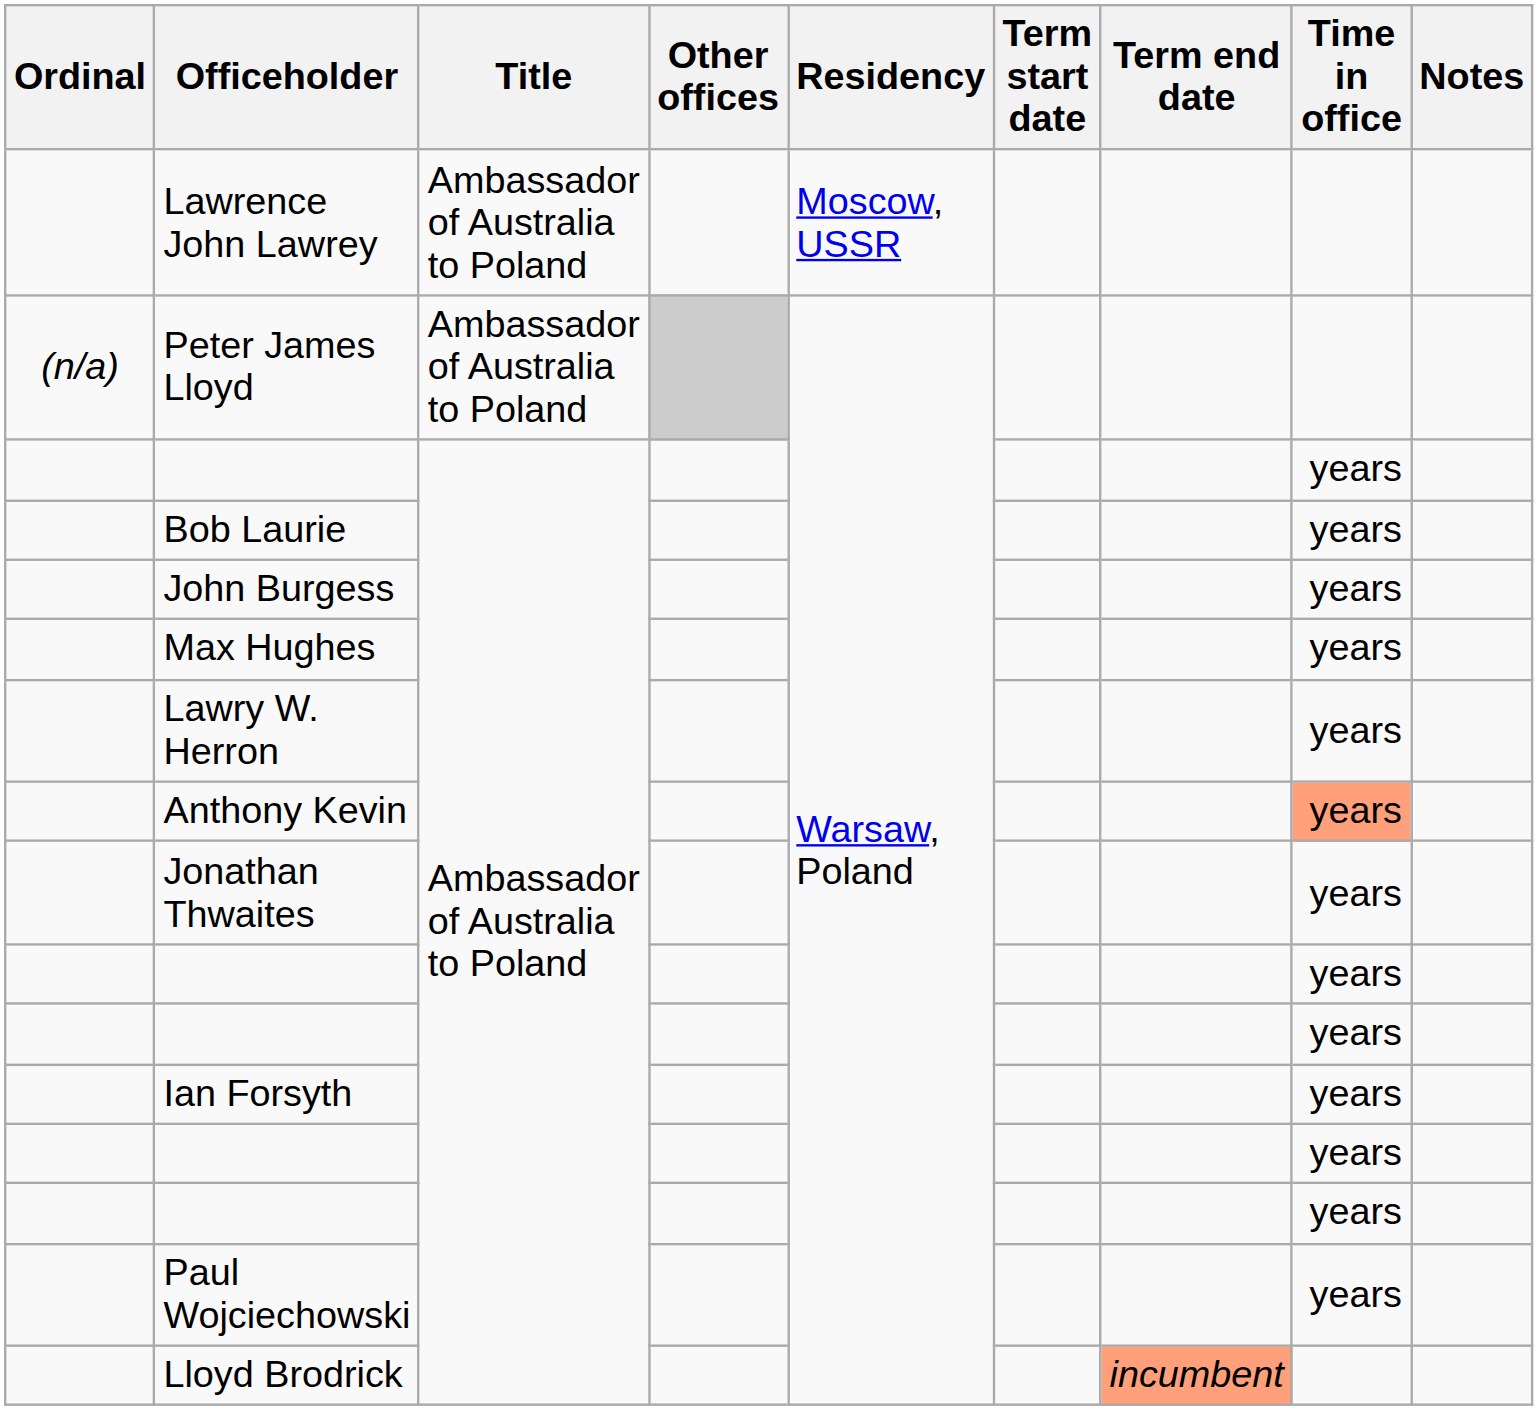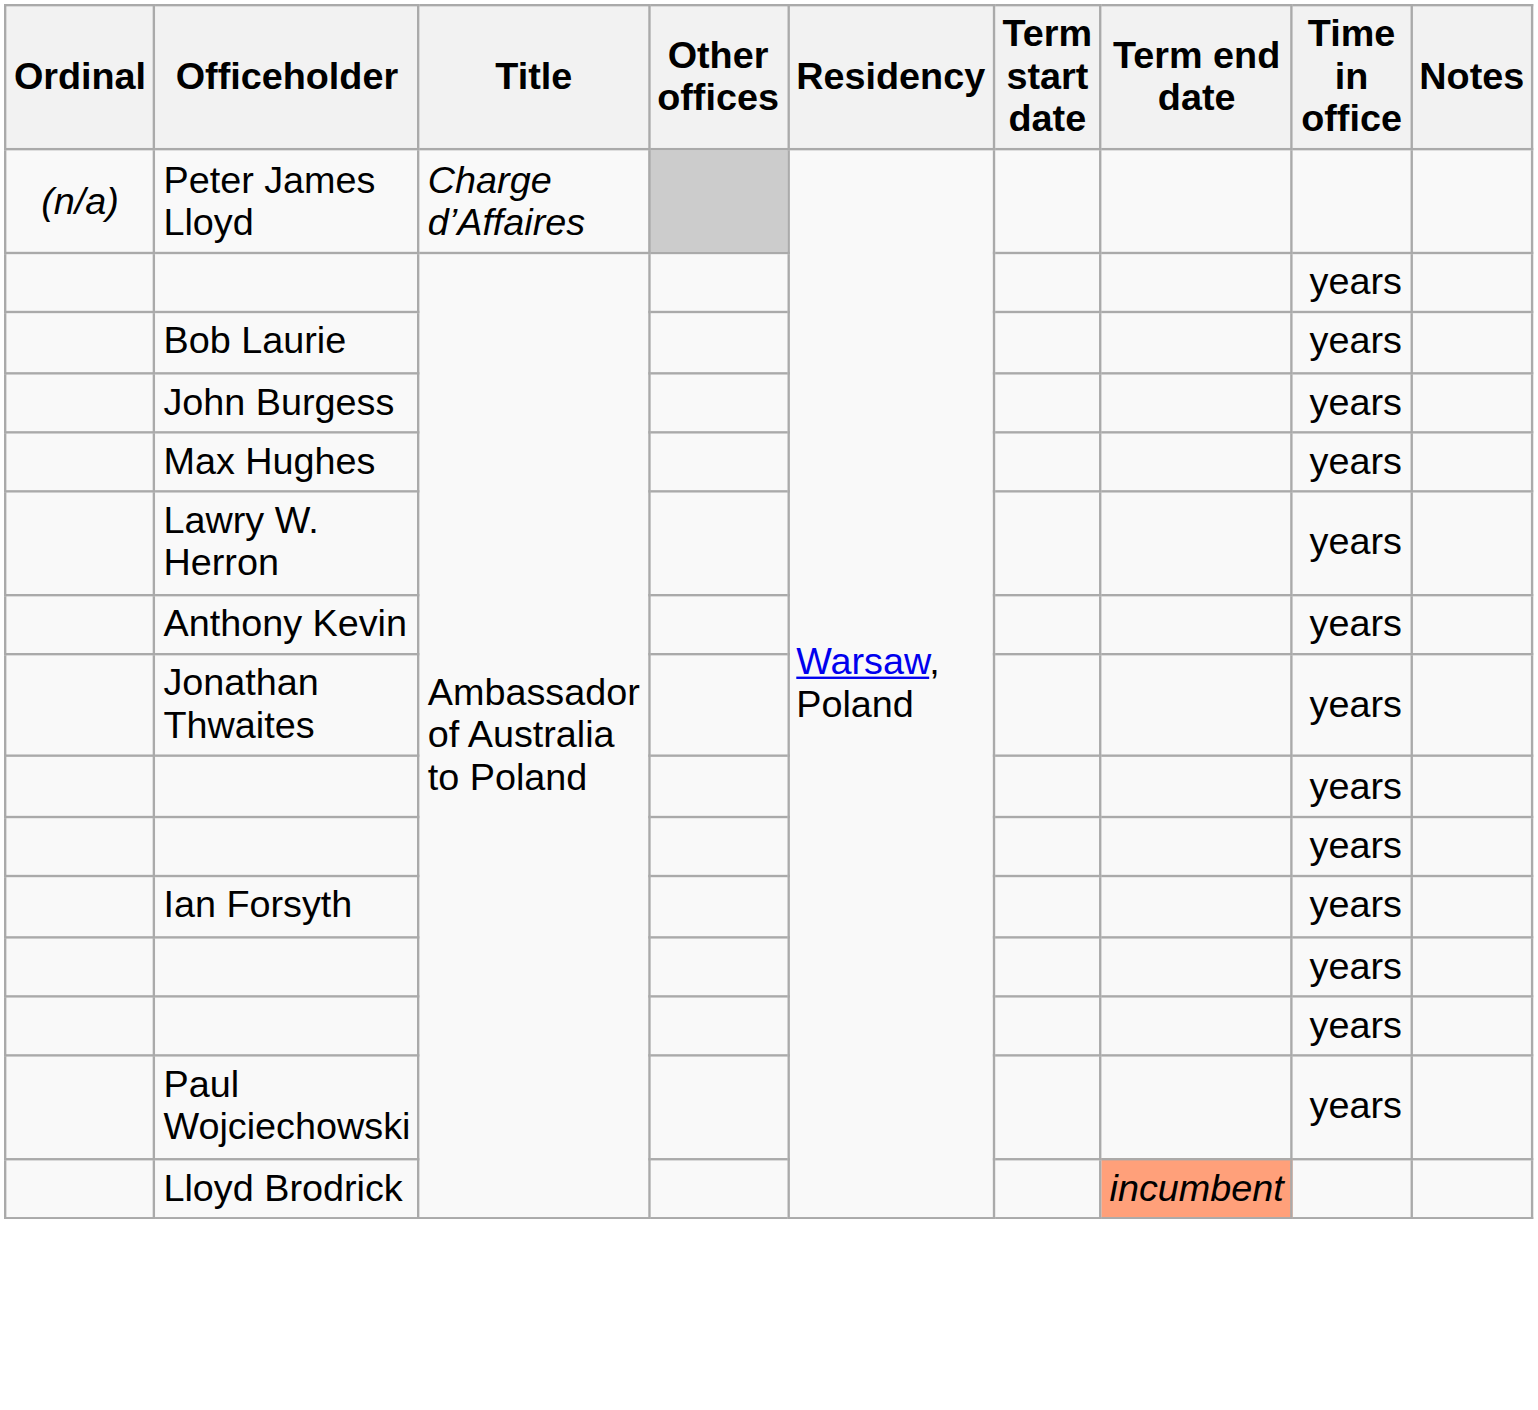- row: (80, 222)
(534, 366) Ambassador of Australia to Poland -> (507, 200) Charge d’Affaires
(1356, 810) lightsalmon background -> (1356, 623) no background
